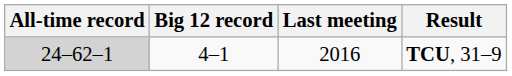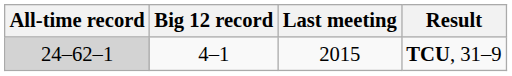(340, 53) 2016 -> (340, 53) 2015
